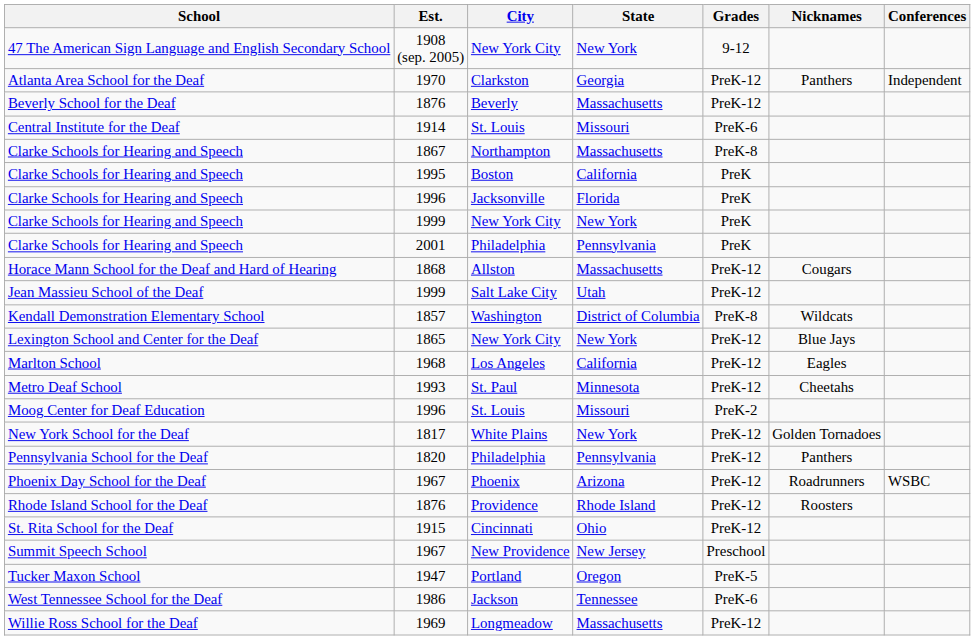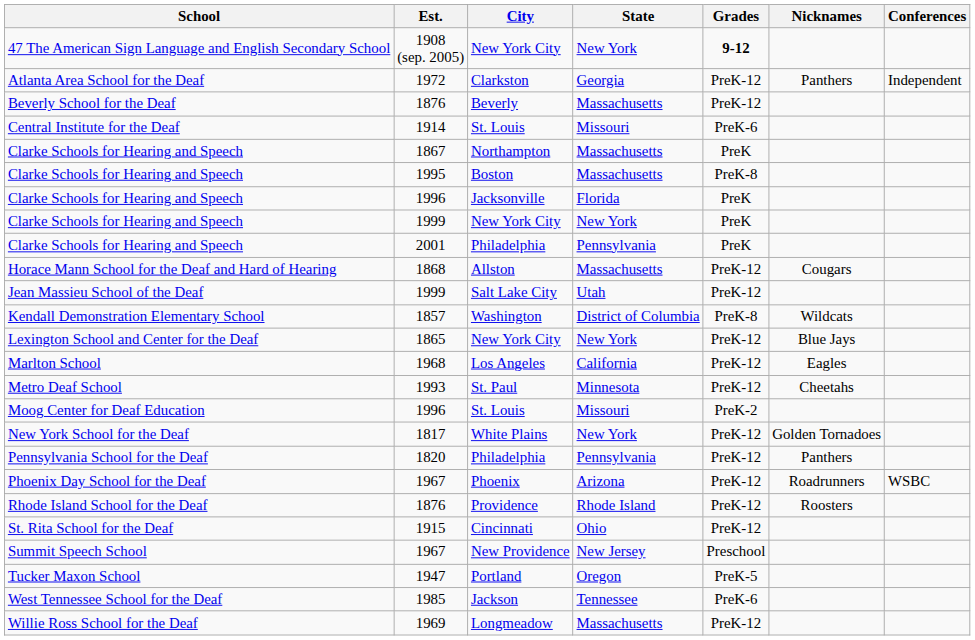(736, 48) normal -> (736, 48) bold
(431, 80) 1970 -> (431, 80) 1972
(736, 151) PreK-8 -> (736, 151) PreK
(607, 174) California -> (620, 174) Massachusetts
(736, 174) PreK -> (736, 174) PreK-8
(431, 599) 1986 -> (431, 599) 1985
